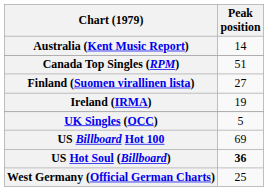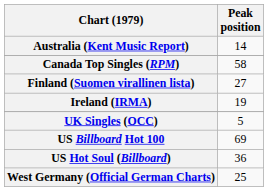(240, 64) 51 -> (240, 64) 58
(240, 158) bold -> (240, 158) normal
